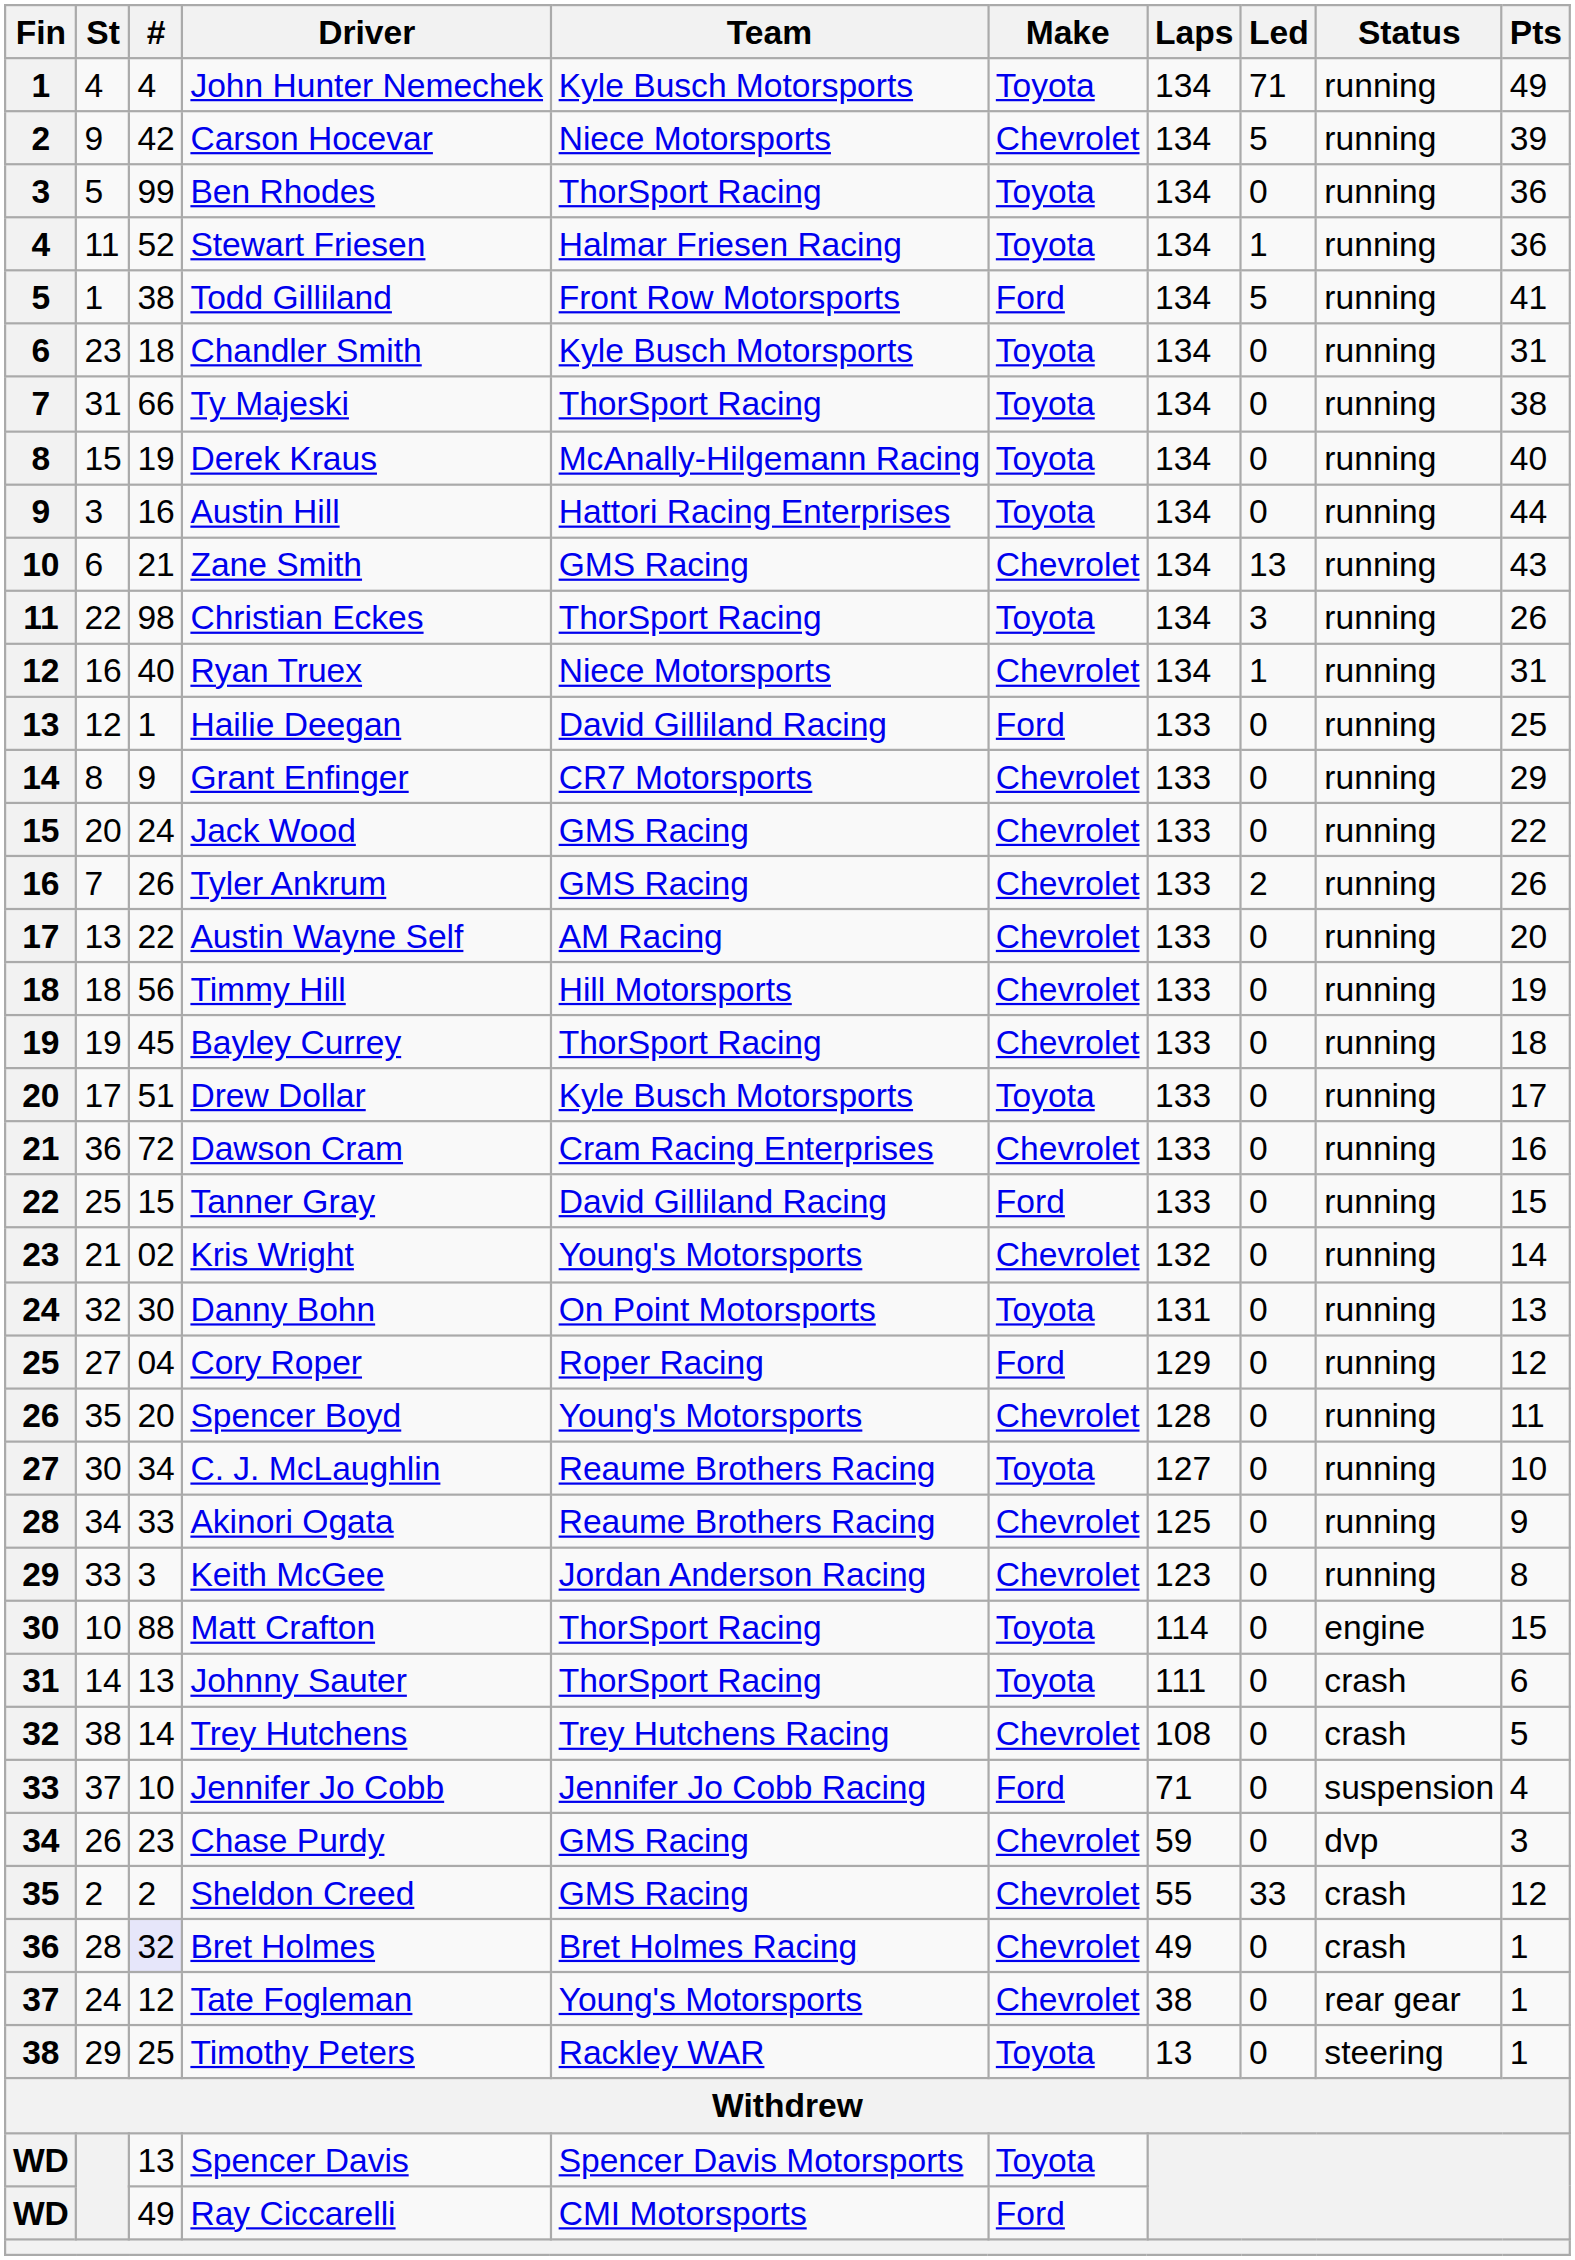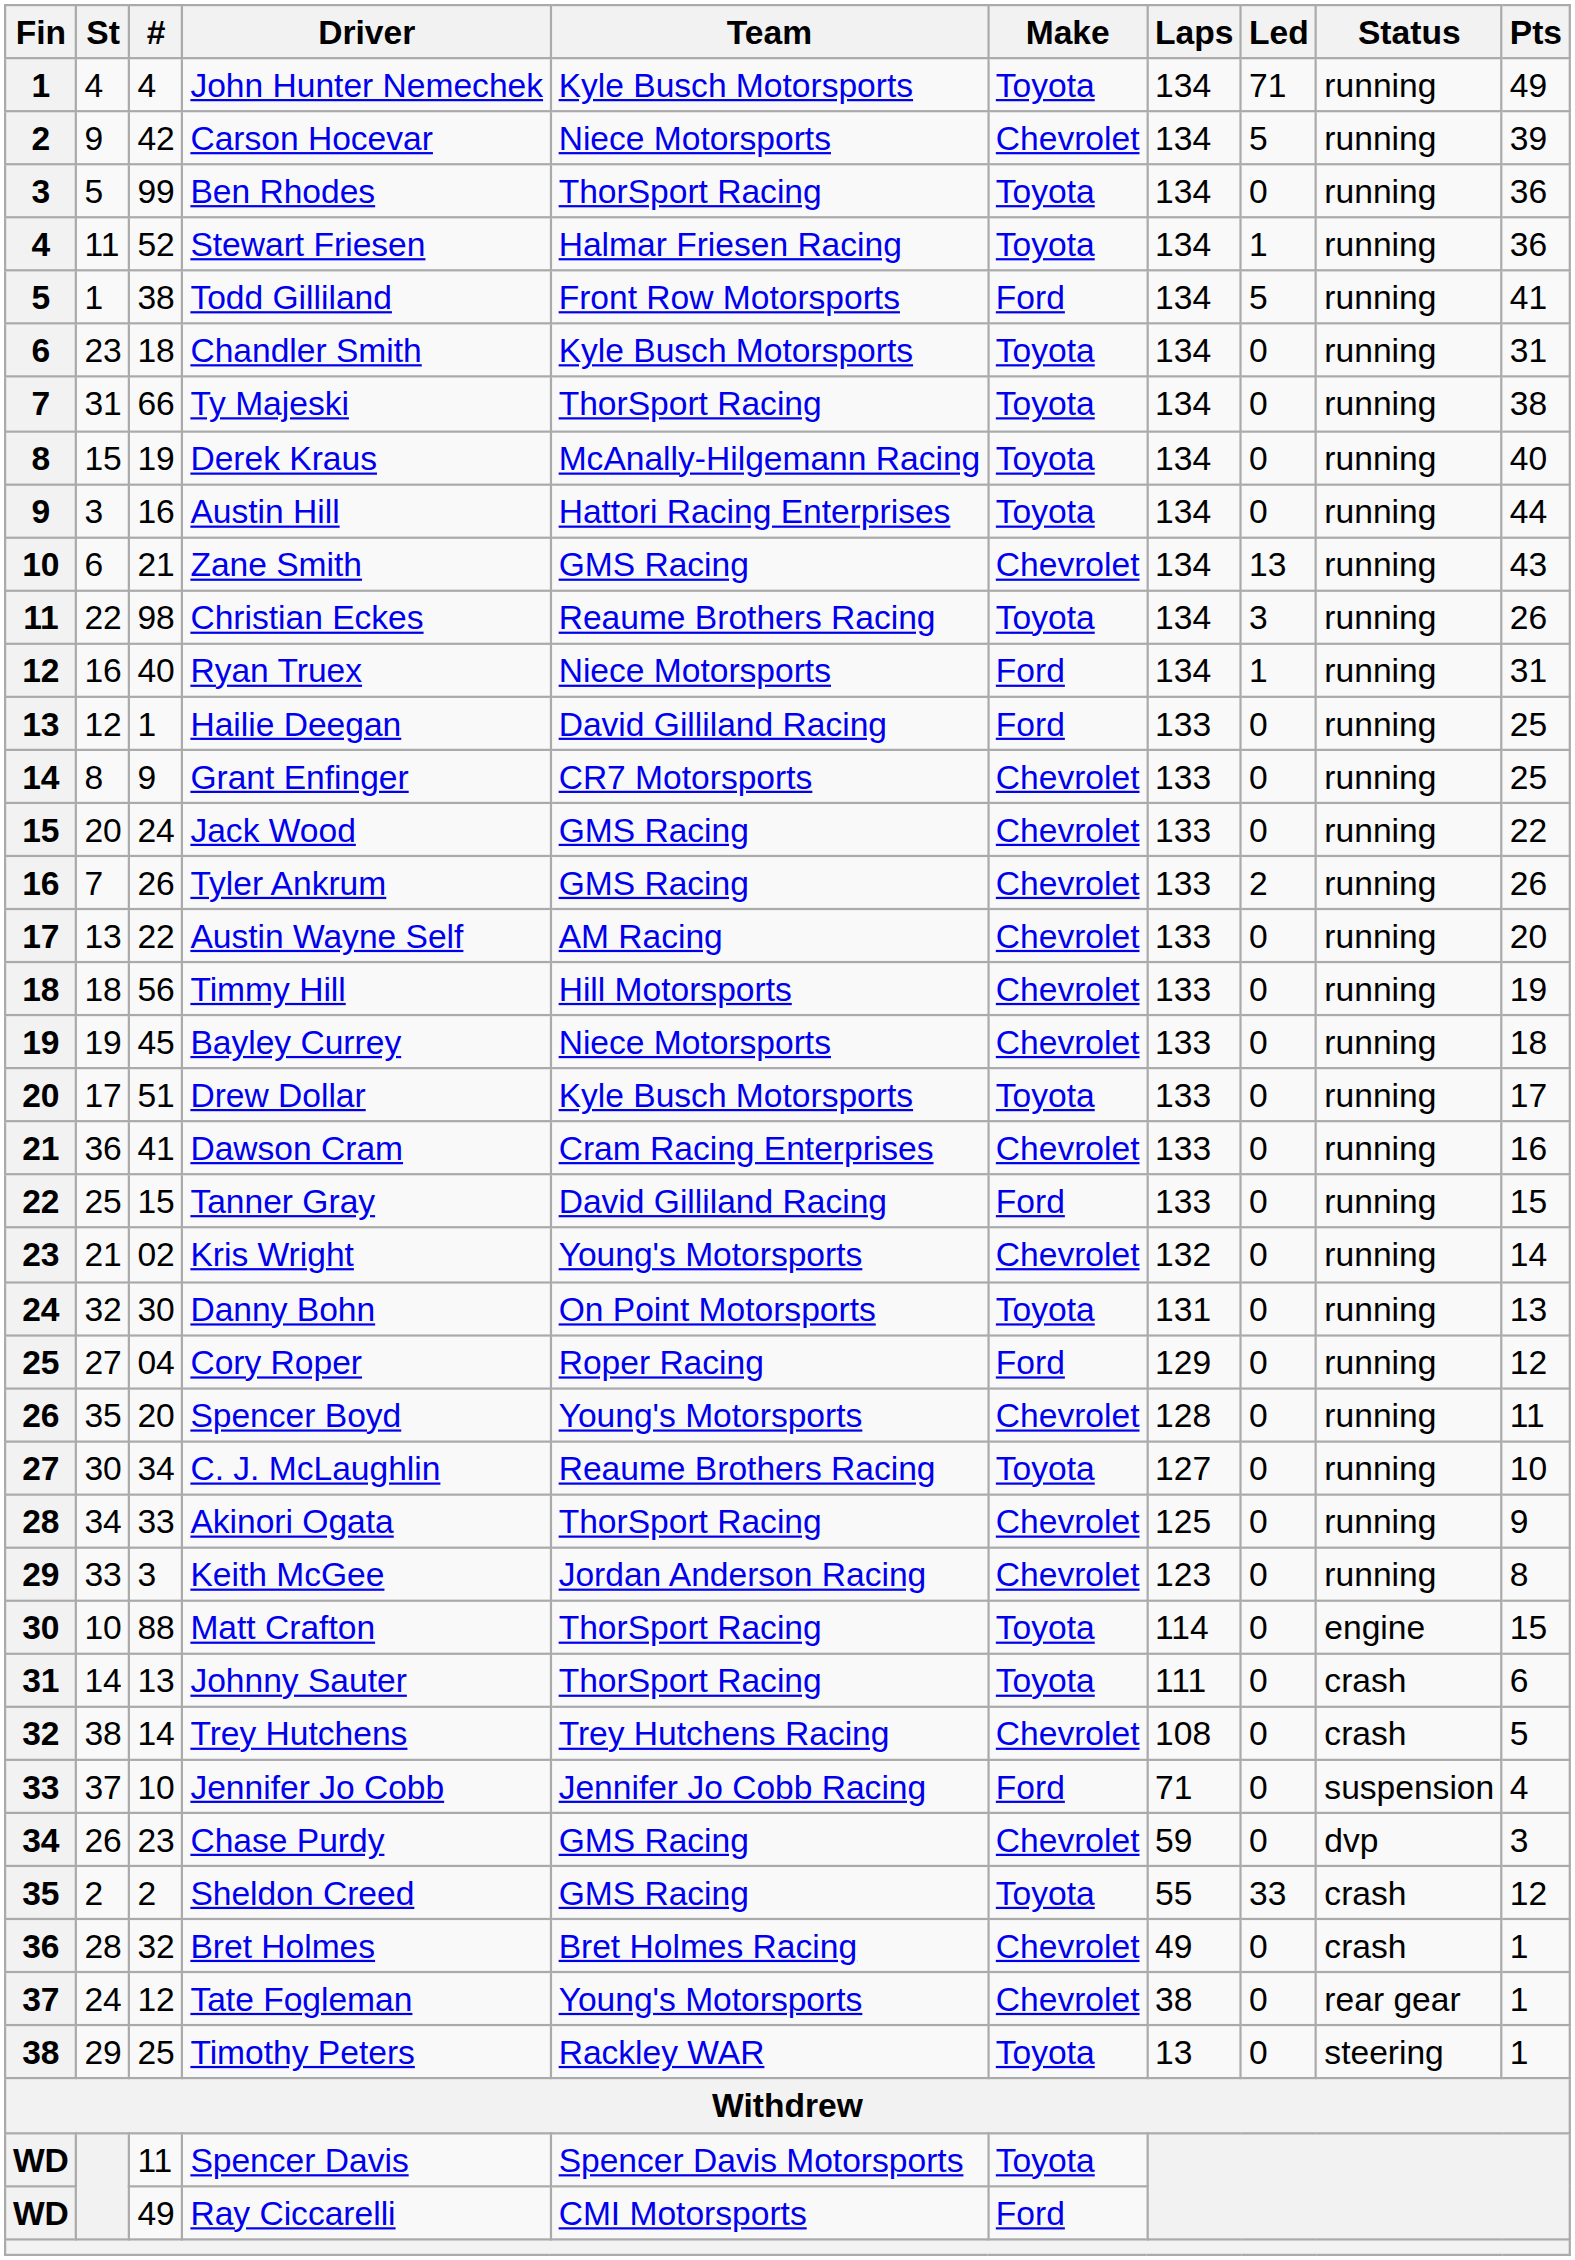(690, 617) ThorSport Racing -> (747, 617) Reaume Brothers Racing
(1068, 670) Chevrolet -> (1030, 670) Ford
(1528, 776) 29 -> (1528, 776) 25
(690, 1042) ThorSport Racing -> (695, 1042) Niece Motorsports
(156, 1149) 72 -> (156, 1149) 41
(747, 1521) Reaume Brothers Racing -> (690, 1521) ThorSport Racing
(1068, 1893) Chevrolet -> (1045, 1893) Toyota
(156, 1946) lavender background -> (156, 1946) no background
(156, 2159) 13 -> (155, 2159) 11
